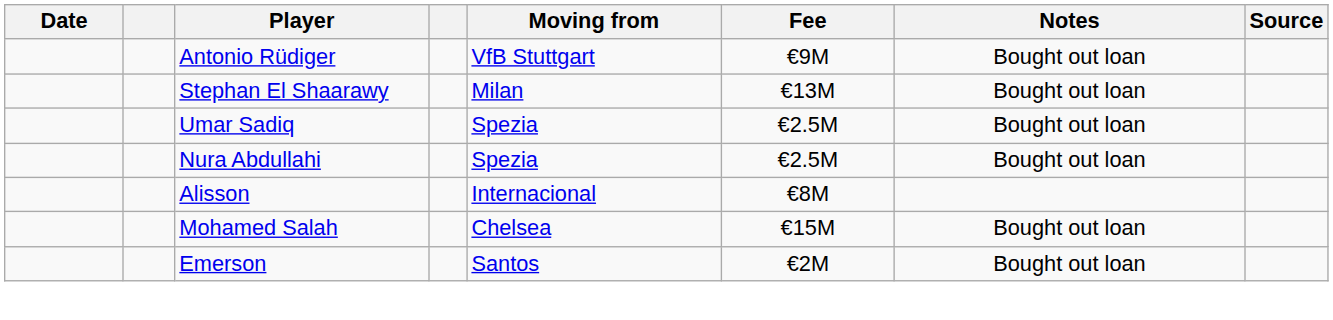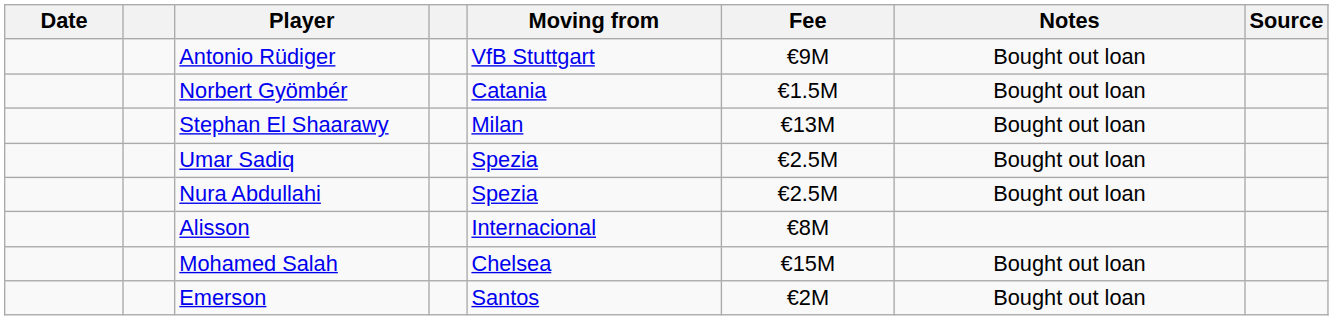+ row: (263, 90)
